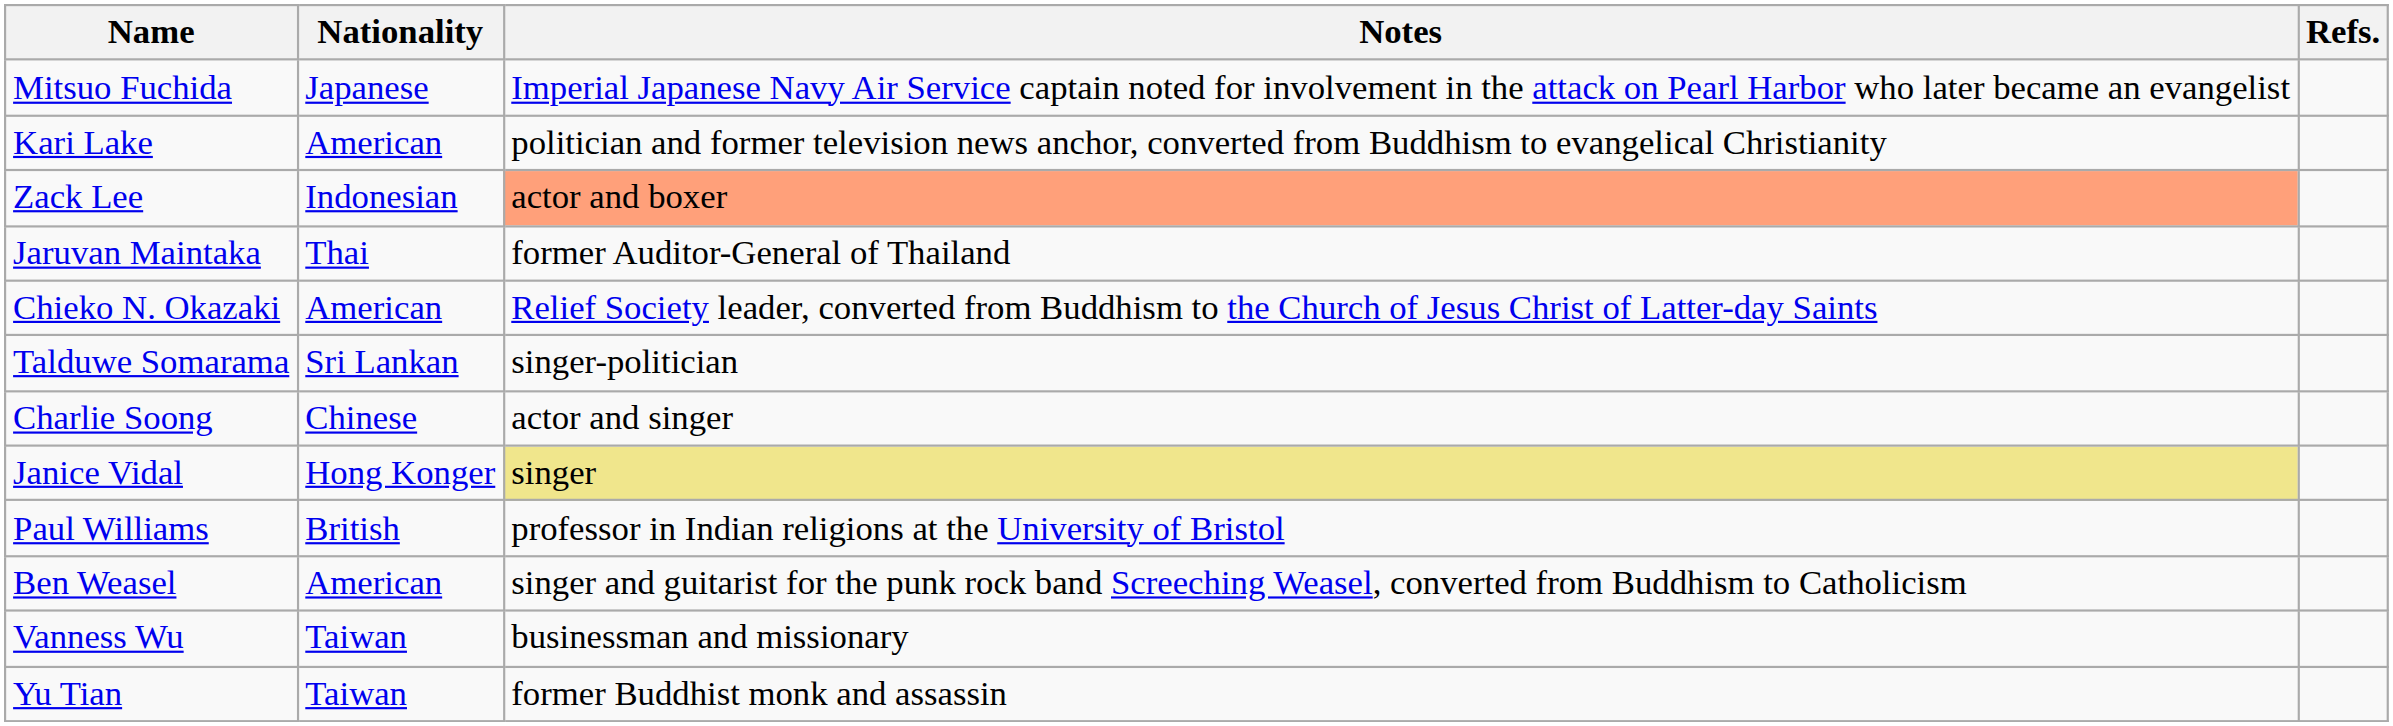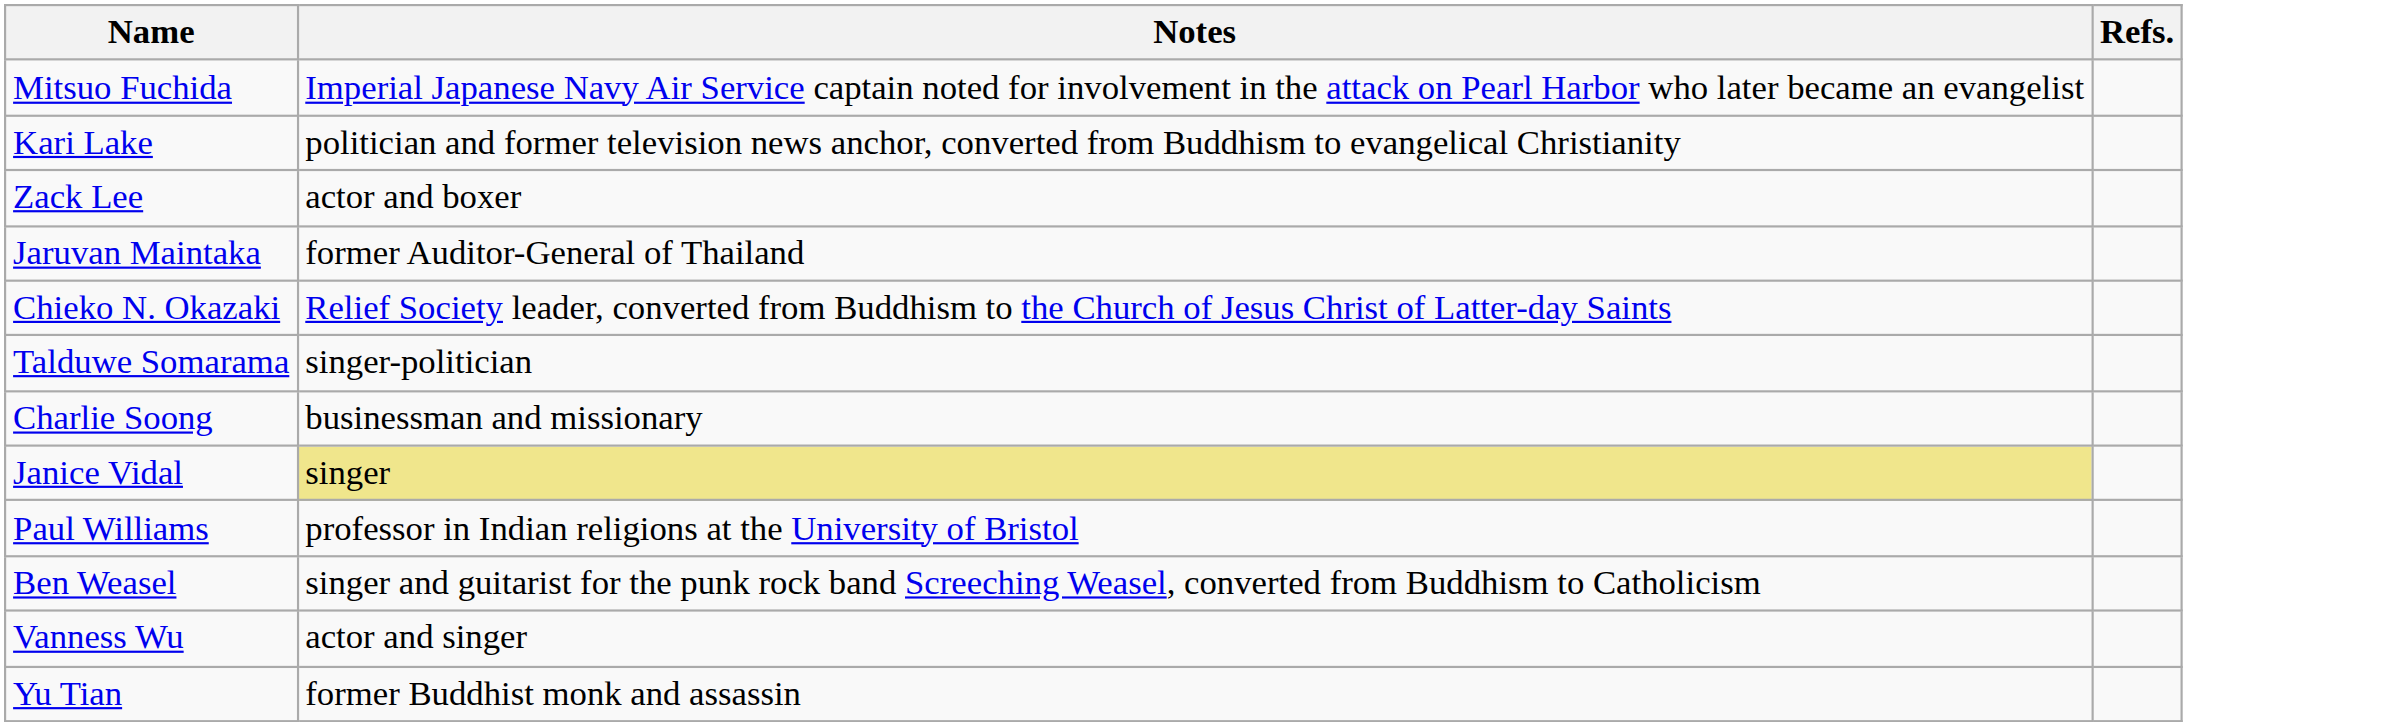- column: (400, 32)
(619, 197) lightsalmon background -> (413, 197) no background
(622, 417) actor and singer -> (504, 417) businessman and missionary
(710, 637) businessman and missionary -> (416, 637) actor and singer
